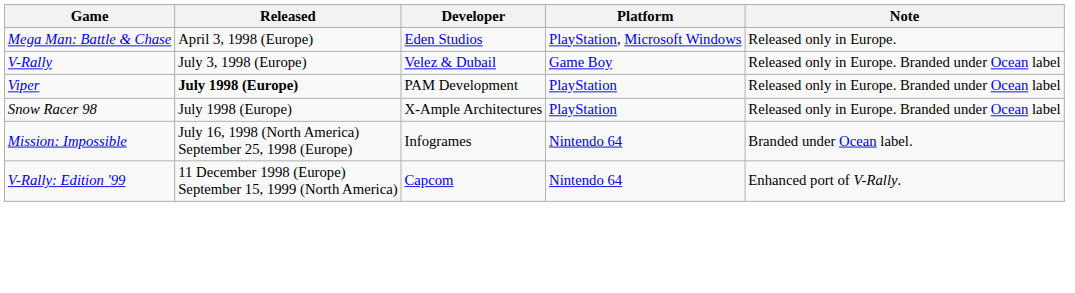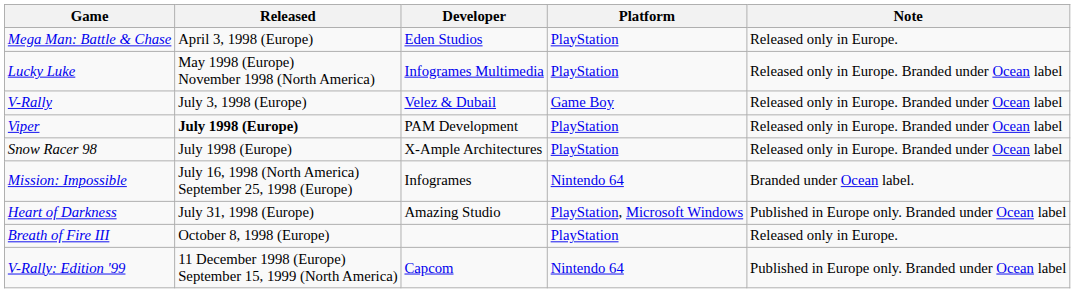(645, 39) PlayStation, Microsoft Windows -> (585, 39) PlayStation
+ row: (42, 71)
+ row: (62, 212)
+ row: (59, 236)
(825, 181) Enhanced port of V-Rally. -> (908, 267) Published in Europe only. Branded under Ocean label
